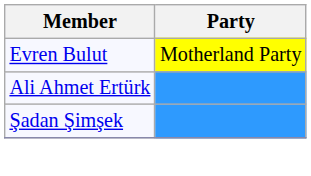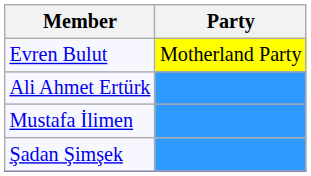+ row: (71, 121)
